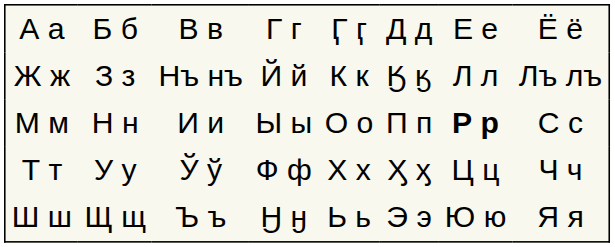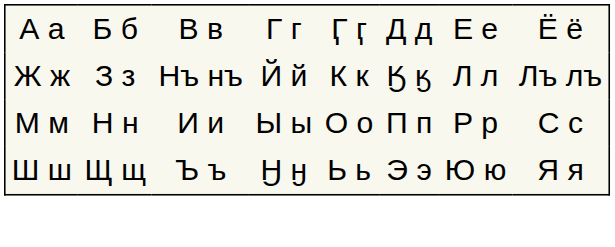(476, 123) bold -> (476, 123) normal
- row: (42, 170)
